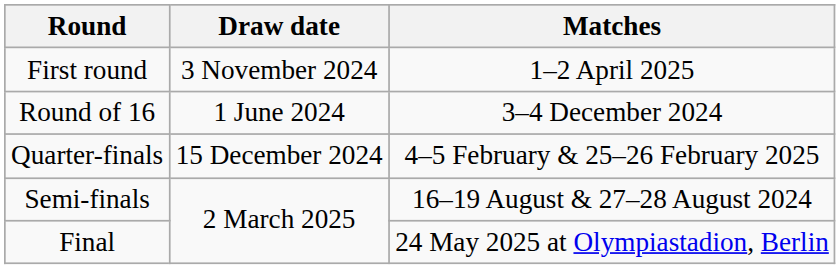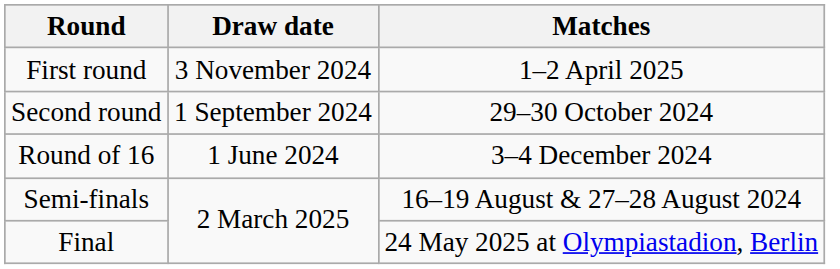+ row: (86, 112)
- row: (87, 155)
